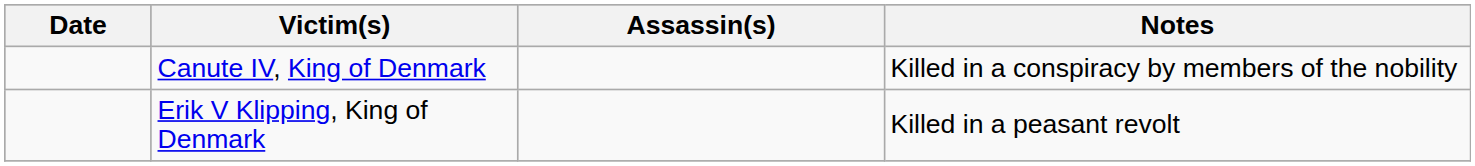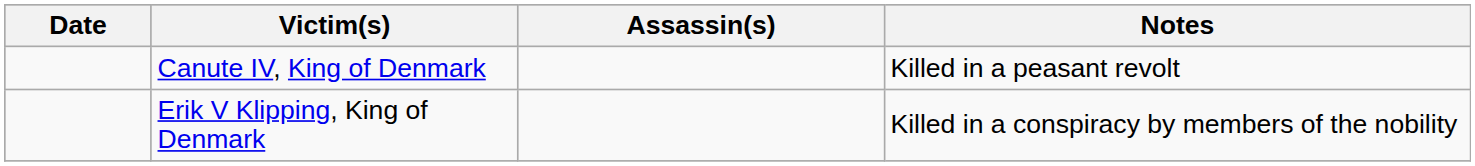(1174, 67) Killed in a conspiracy by members of the nobility -> (1035, 67) Killed in a peasant revolt
(1035, 124) Killed in a peasant revolt -> (1174, 124) Killed in a conspiracy by members of the nobility
